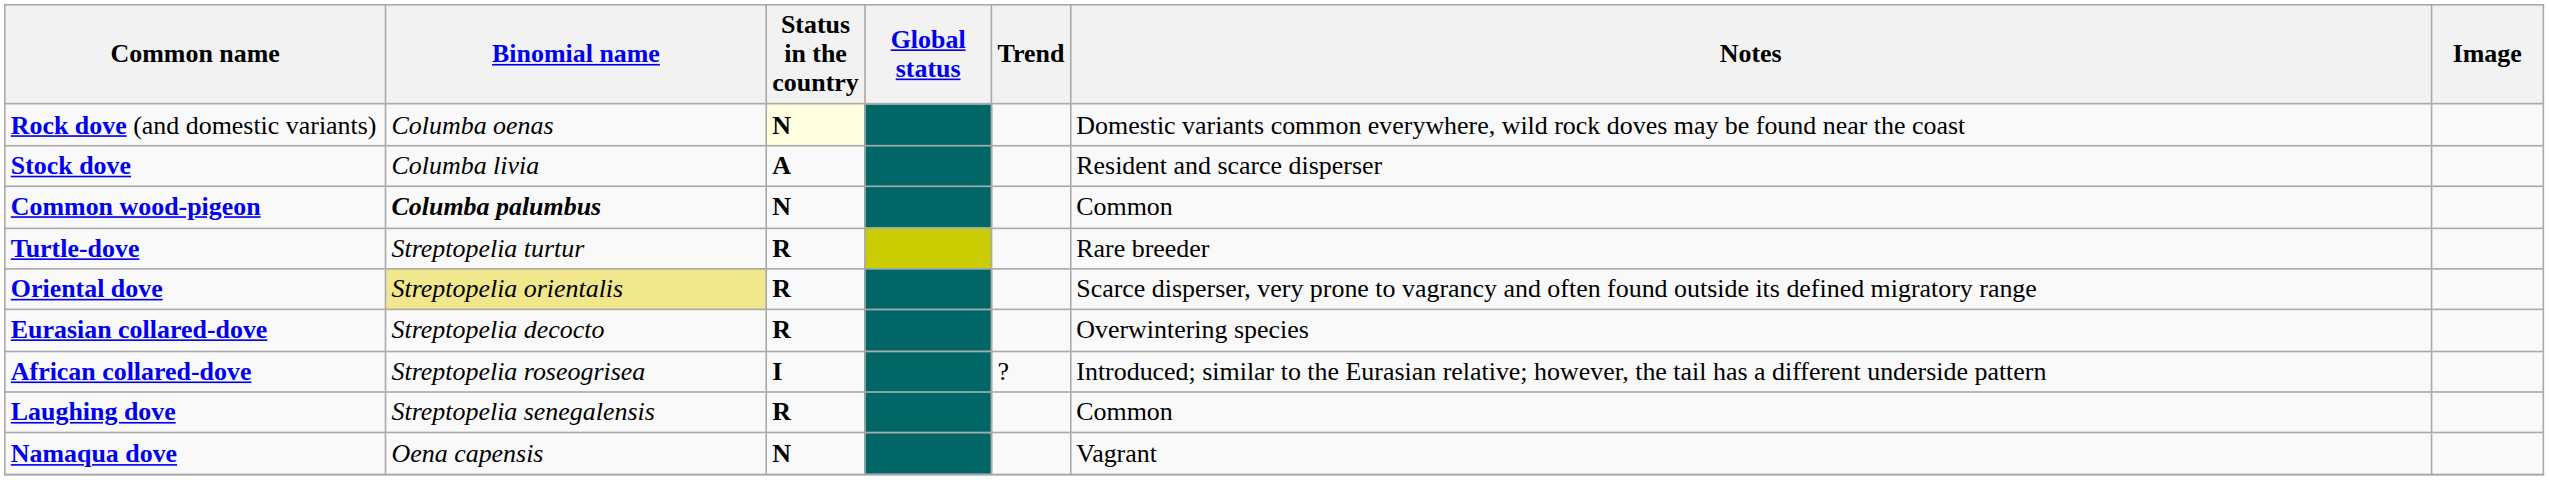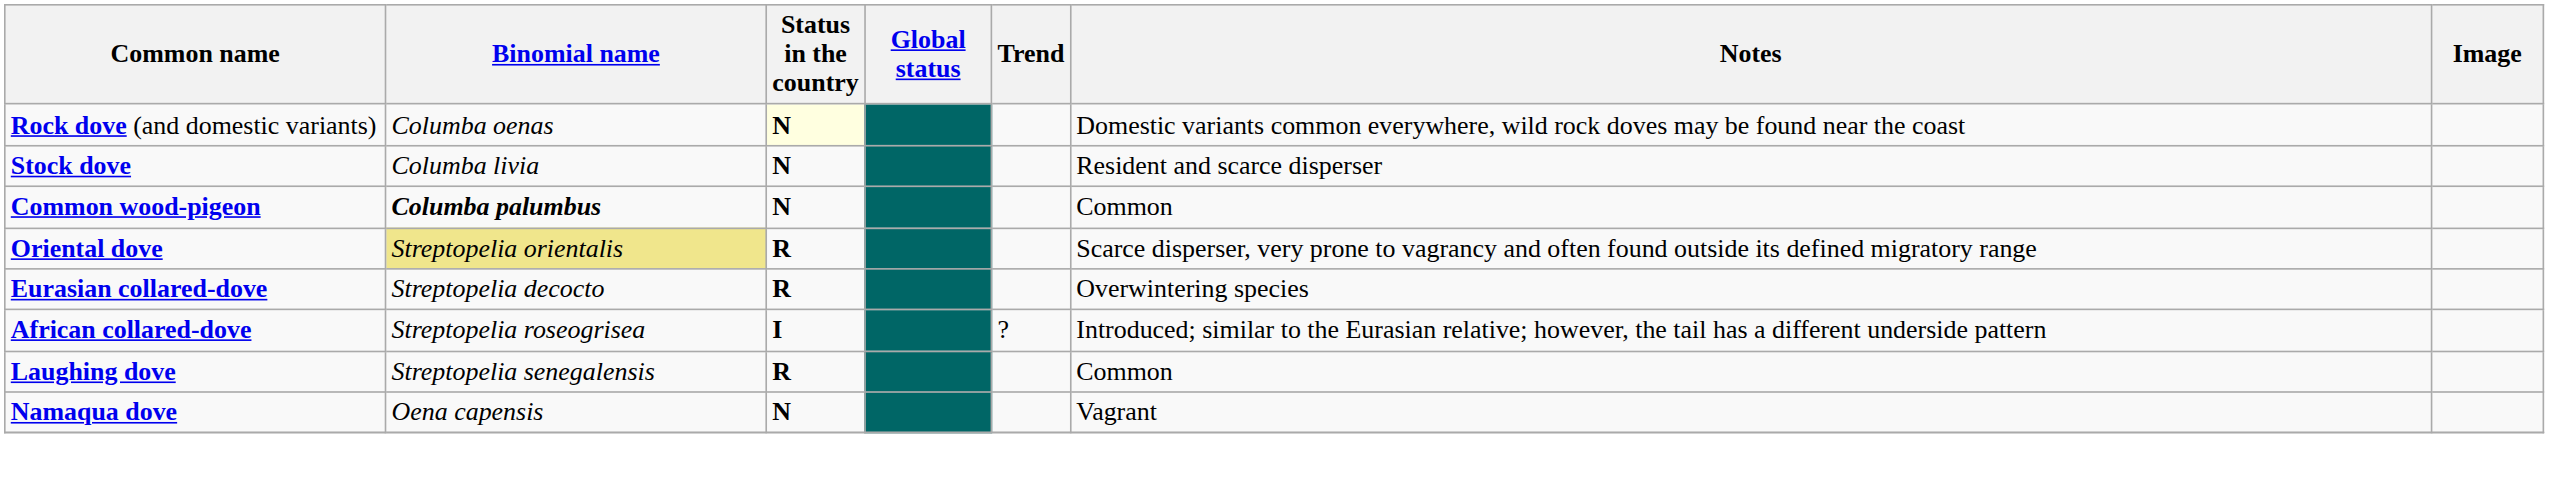(782, 165) A -> (782, 165) N
- row: (75, 247)
